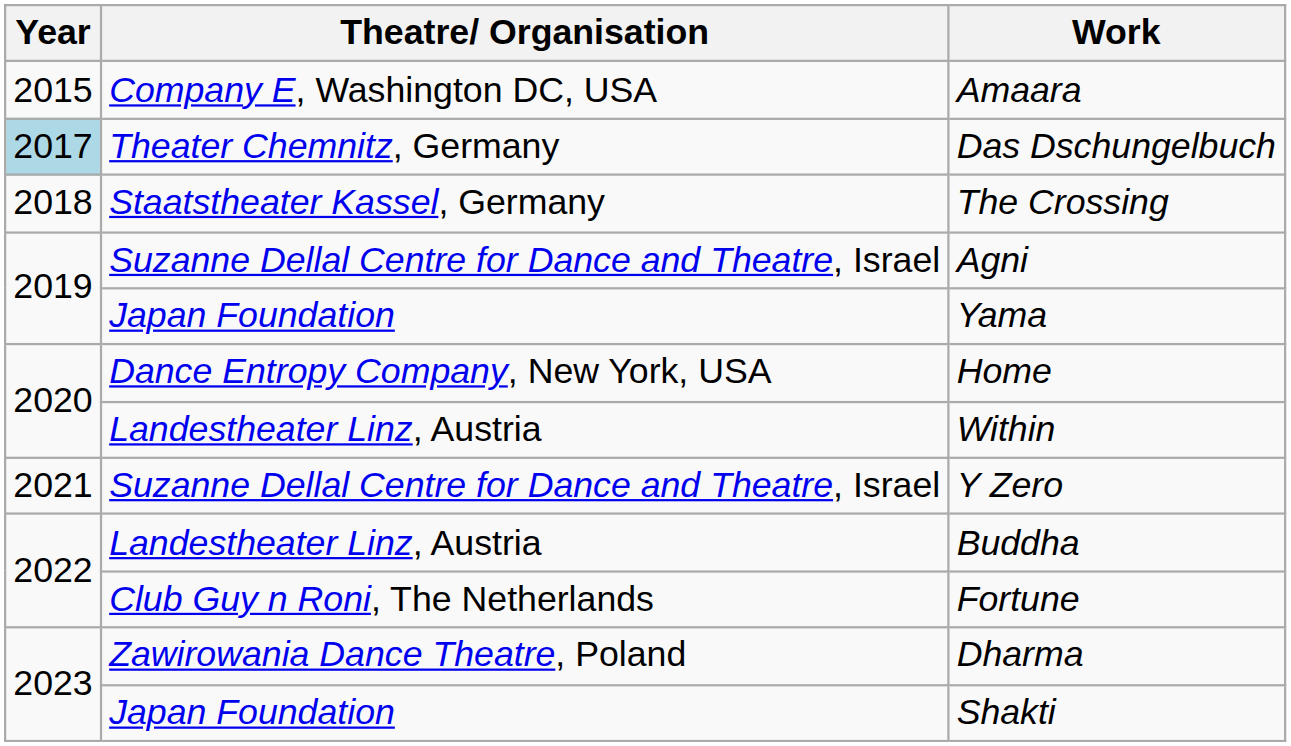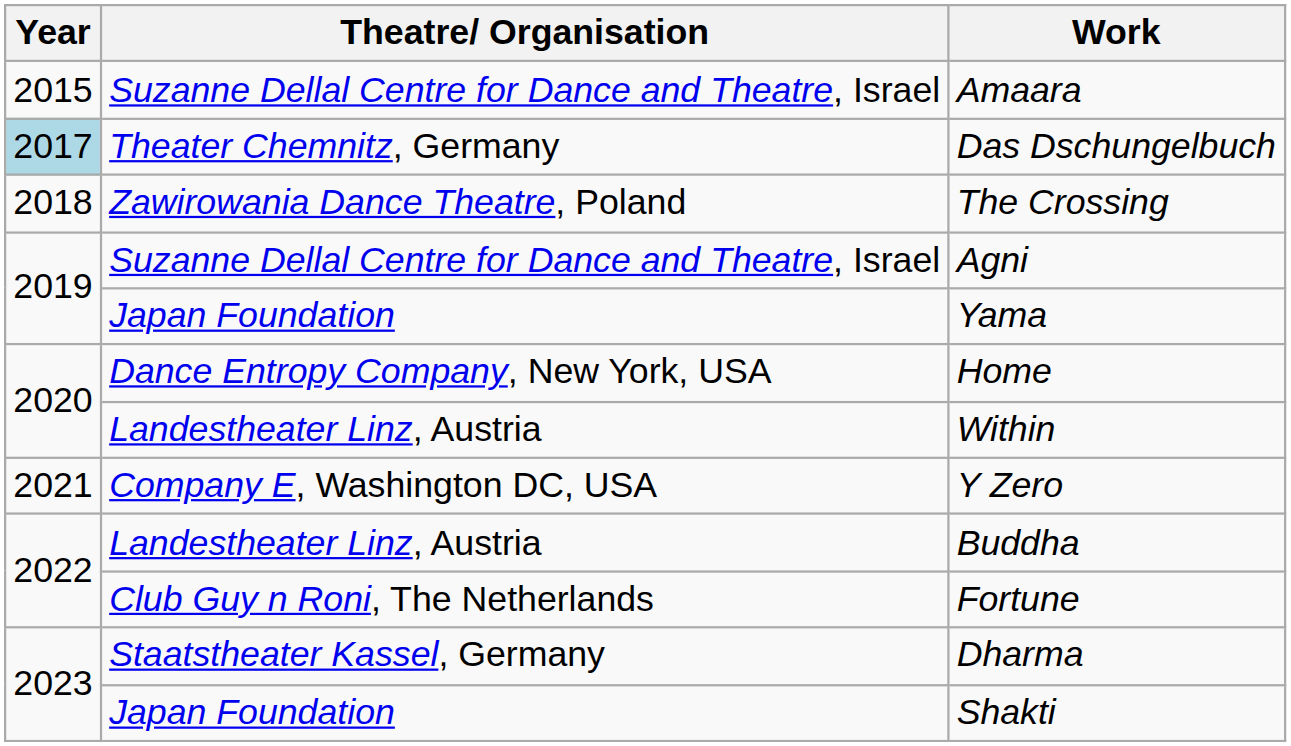(383, 89) Company E, Washington DC, USA -> (525, 89) Suzanne Dellal Centre for Dance and Theatre, Israel
(357, 202) Staatstheater Kassel, Germany -> (398, 202) Zawirowania Dance Theatre, Poland
(525, 485) Suzanne Dellal Centre for Dance and Theatre, Israel -> (383, 485) Company E, Washington DC, USA
(398, 655) Zawirowania Dance Theatre, Poland -> (357, 655) Staatstheater Kassel, Germany
